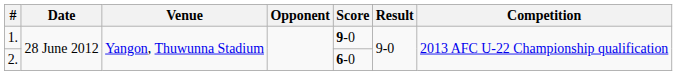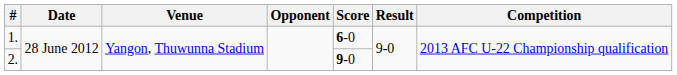(346, 37) 9-0 -> (346, 37) 6-0
(346, 59) 6-0 -> (346, 59) 9-0
